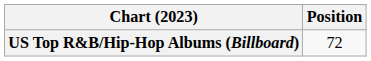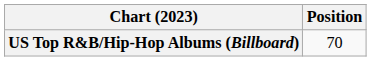(334, 42) 72 -> (334, 42) 70
